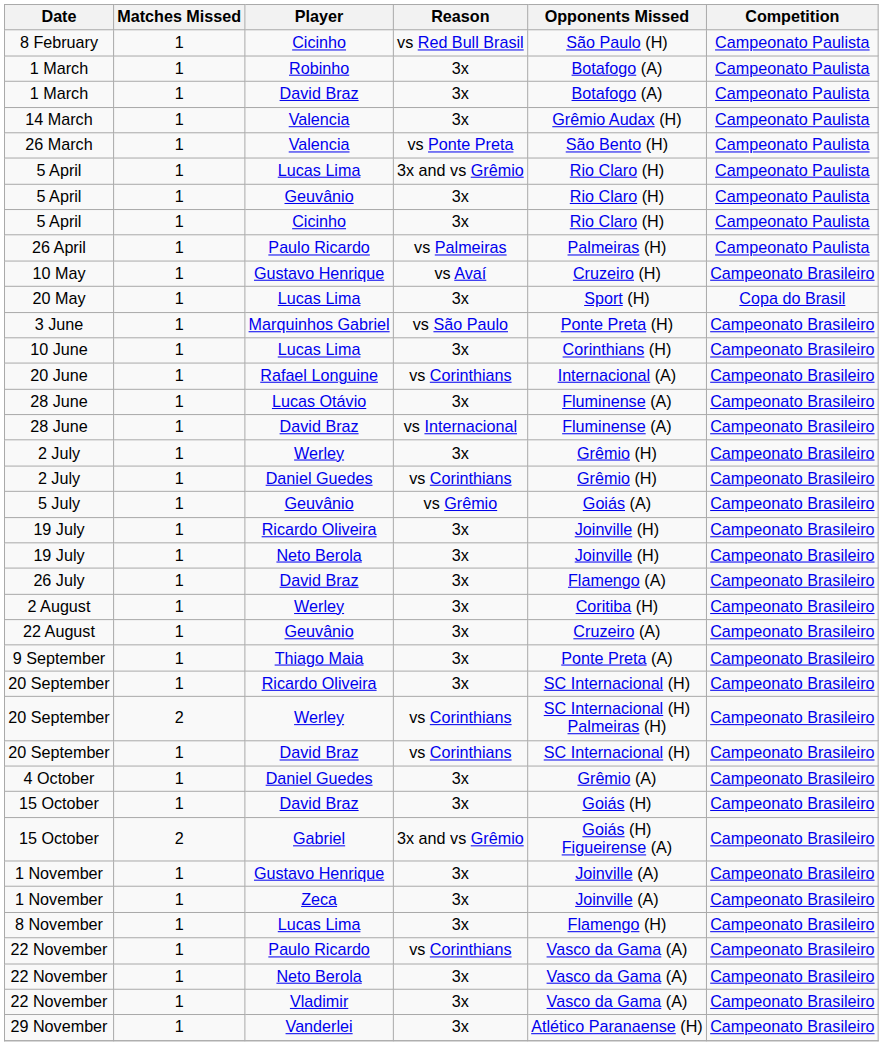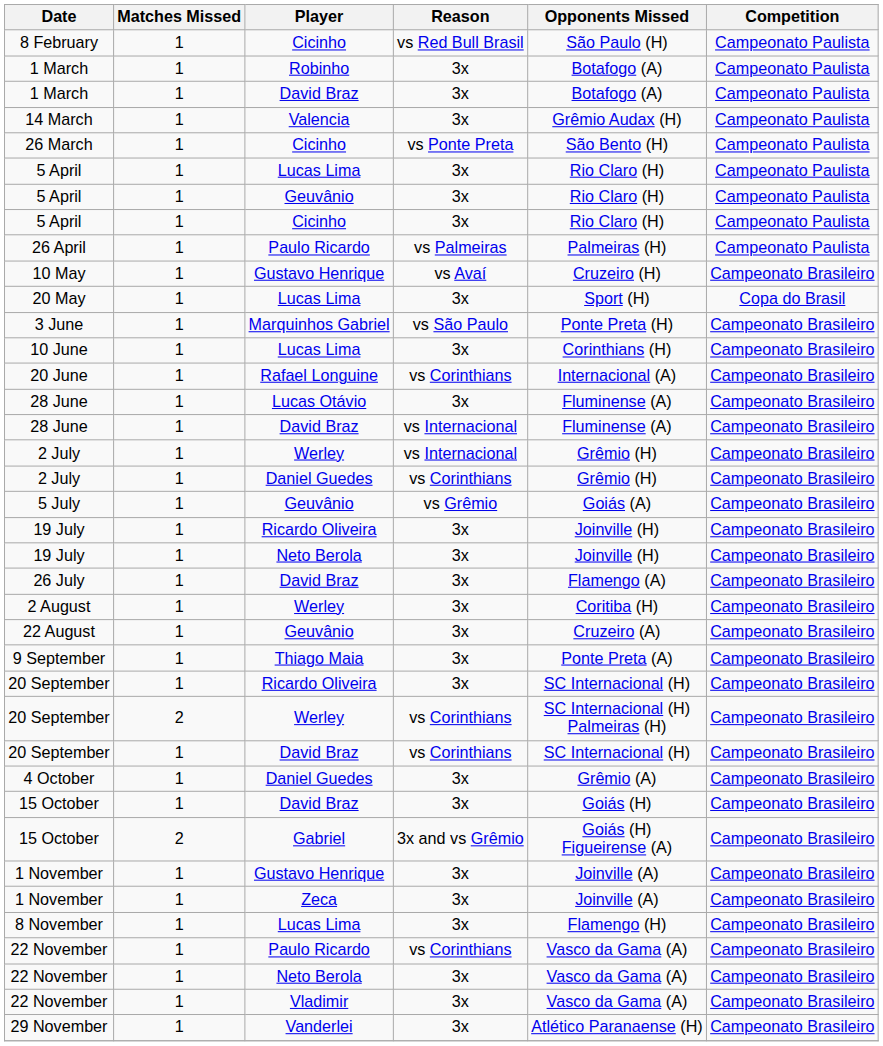+ row: (59, 145)
- row: (59, 145)
(460, 171) 3x and vs Grêmio -> (460, 171) 3x
(460, 453) 3x -> (460, 453) vs Internacional
